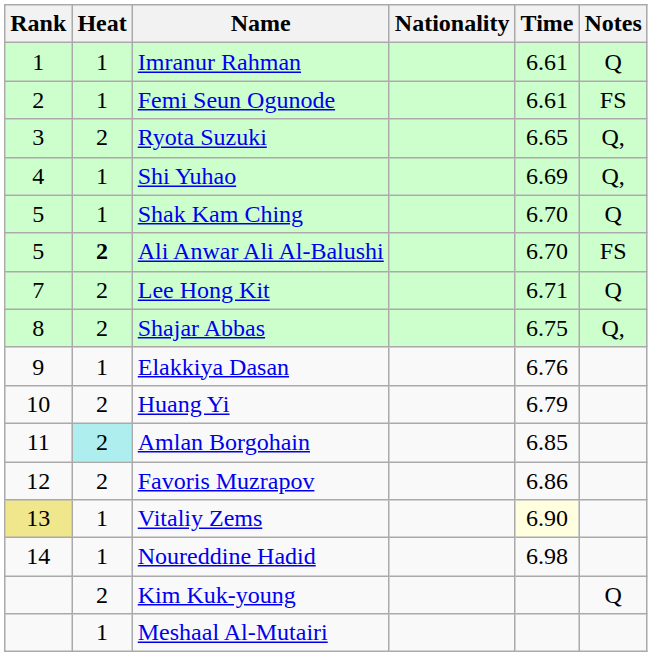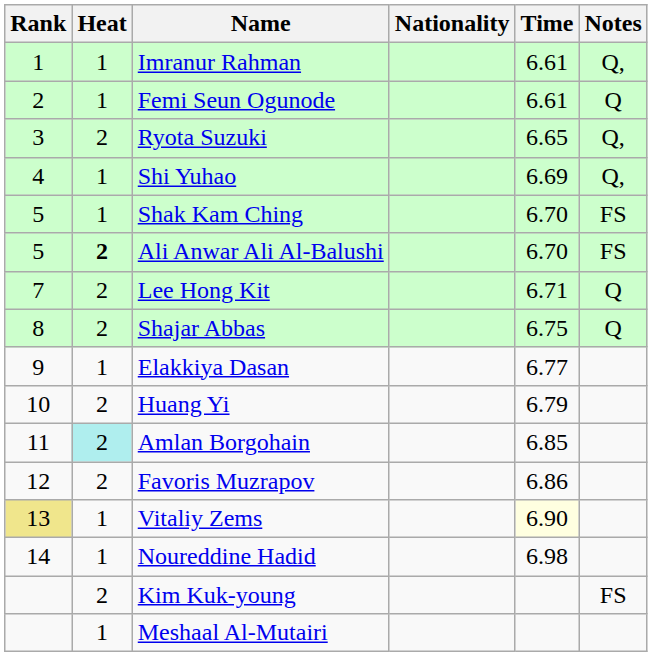(613, 61) Q -> (613, 61) Q,
(613, 99) FS -> (613, 99) Q
(613, 213) Q -> (613, 213) FS
(613, 328) Q, -> (613, 328) Q
(547, 366) 6.76 -> (547, 366) 6.77
(613, 594) Q -> (613, 594) FS
